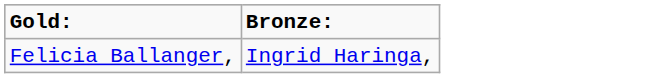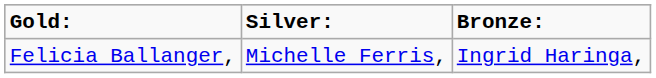+ column: (290, 22)
